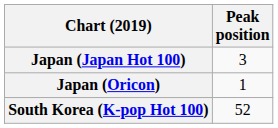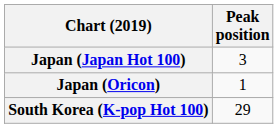(243, 110) 52 -> (243, 110) 29
